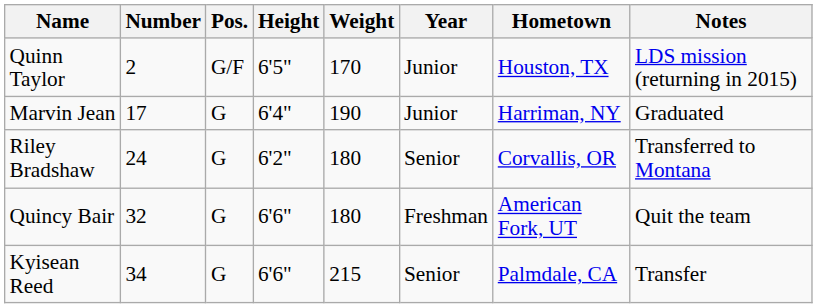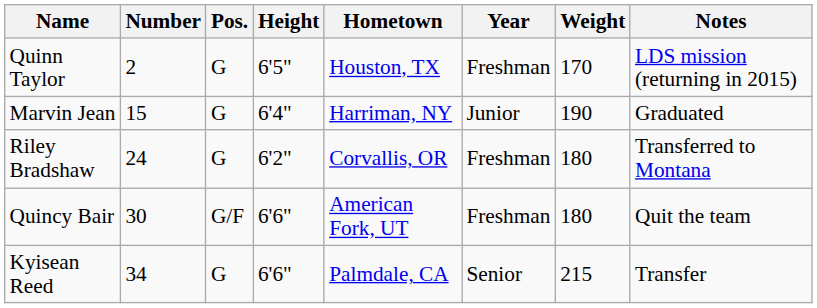columns swapped: (362, 21) <-> (561, 21)
(227, 67) G/F -> (219, 67) G
(431, 67) Junior -> (508, 67) Freshman
(136, 112) 17 -> (136, 112) 15
(432, 158) Senior -> (508, 158) Freshman
(136, 216) 32 -> (136, 216) 30
(219, 216) G -> (227, 216) G/F
